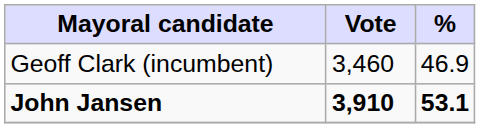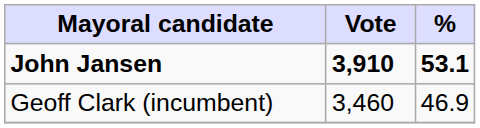rows swapped: (86, 102) <-> (142, 63)
